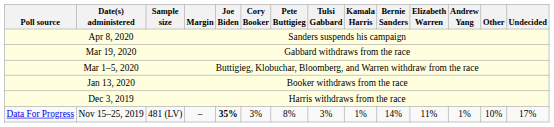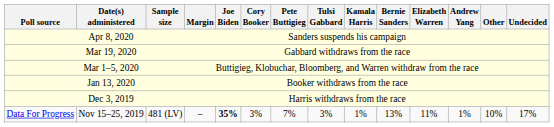(289, 114) 8% -> (289, 114) 7%
(393, 114) 14% -> (393, 114) 13%
